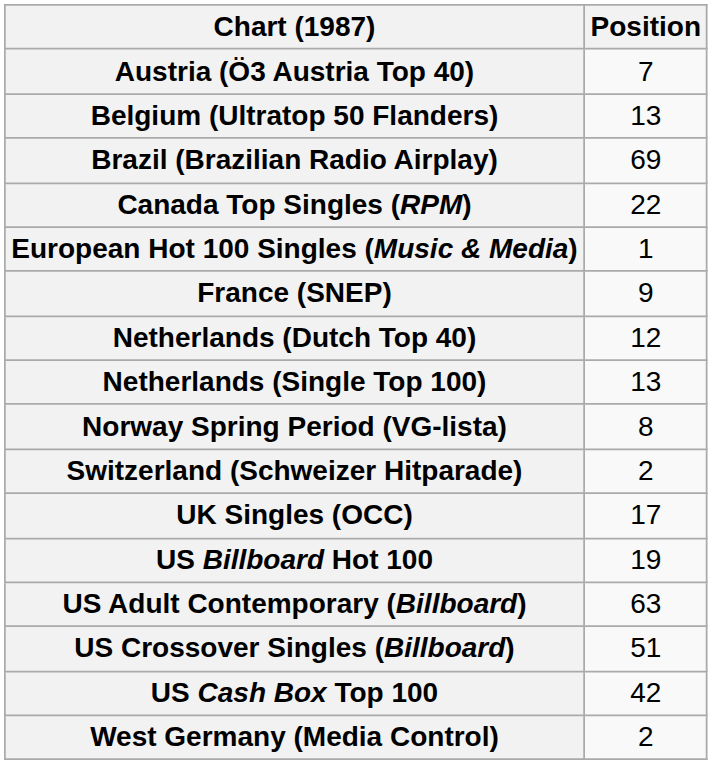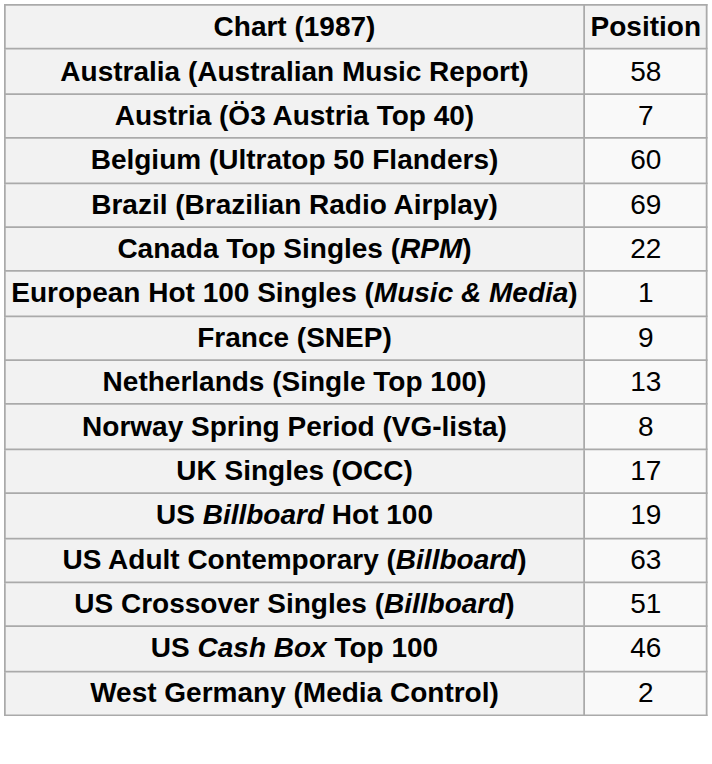+ row: (294, 71)
(646, 115) 13 -> (646, 159) 60
- row: (294, 337)
- row: (294, 470)
(646, 692) 42 -> (646, 648) 46
